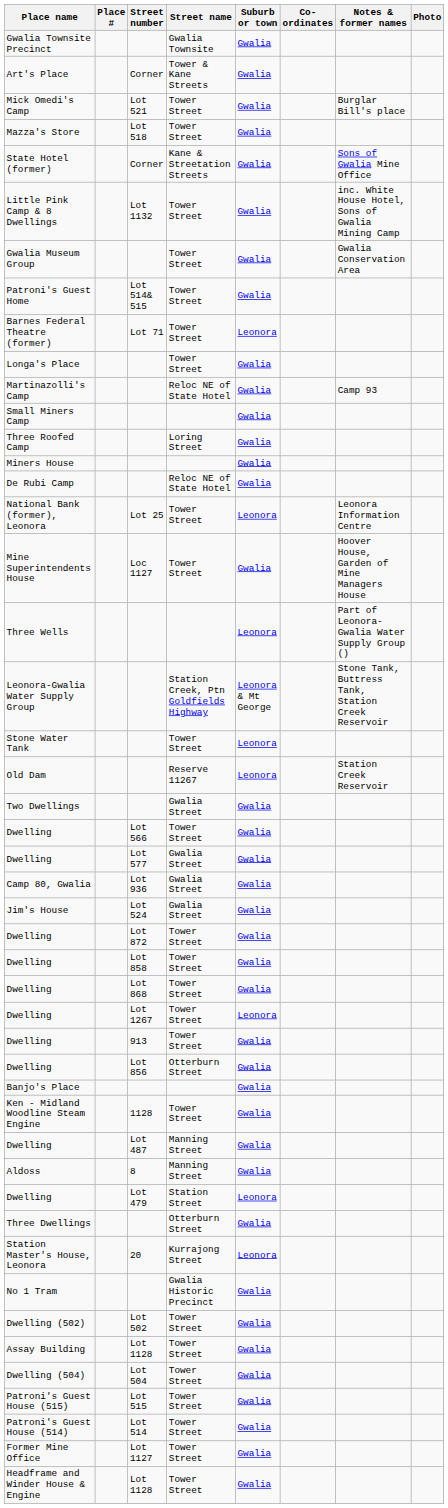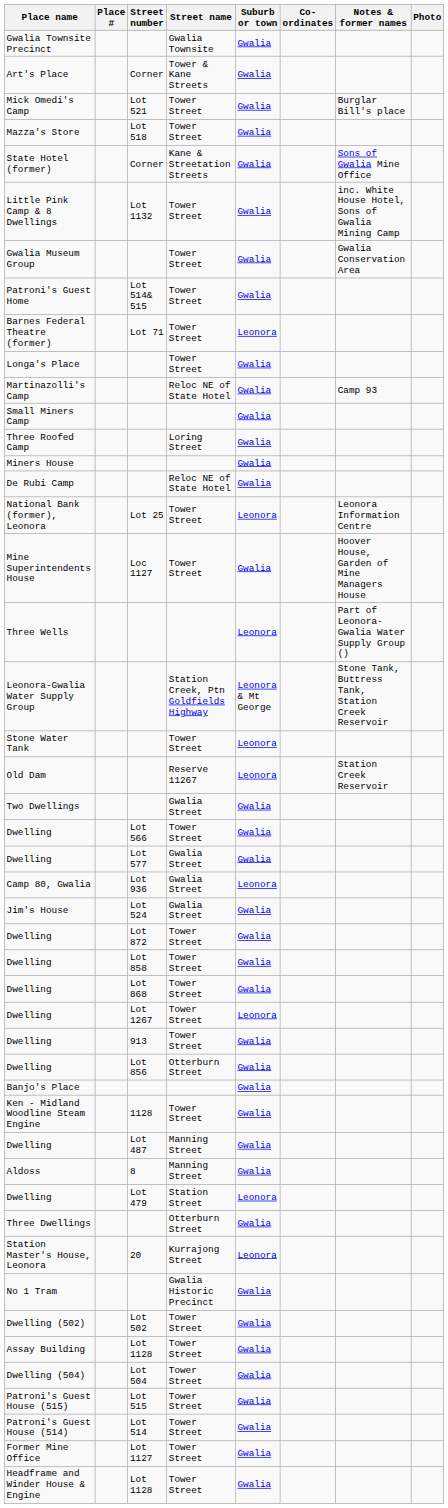(254, 885) Gwalia -> (257, 885) Leonora
